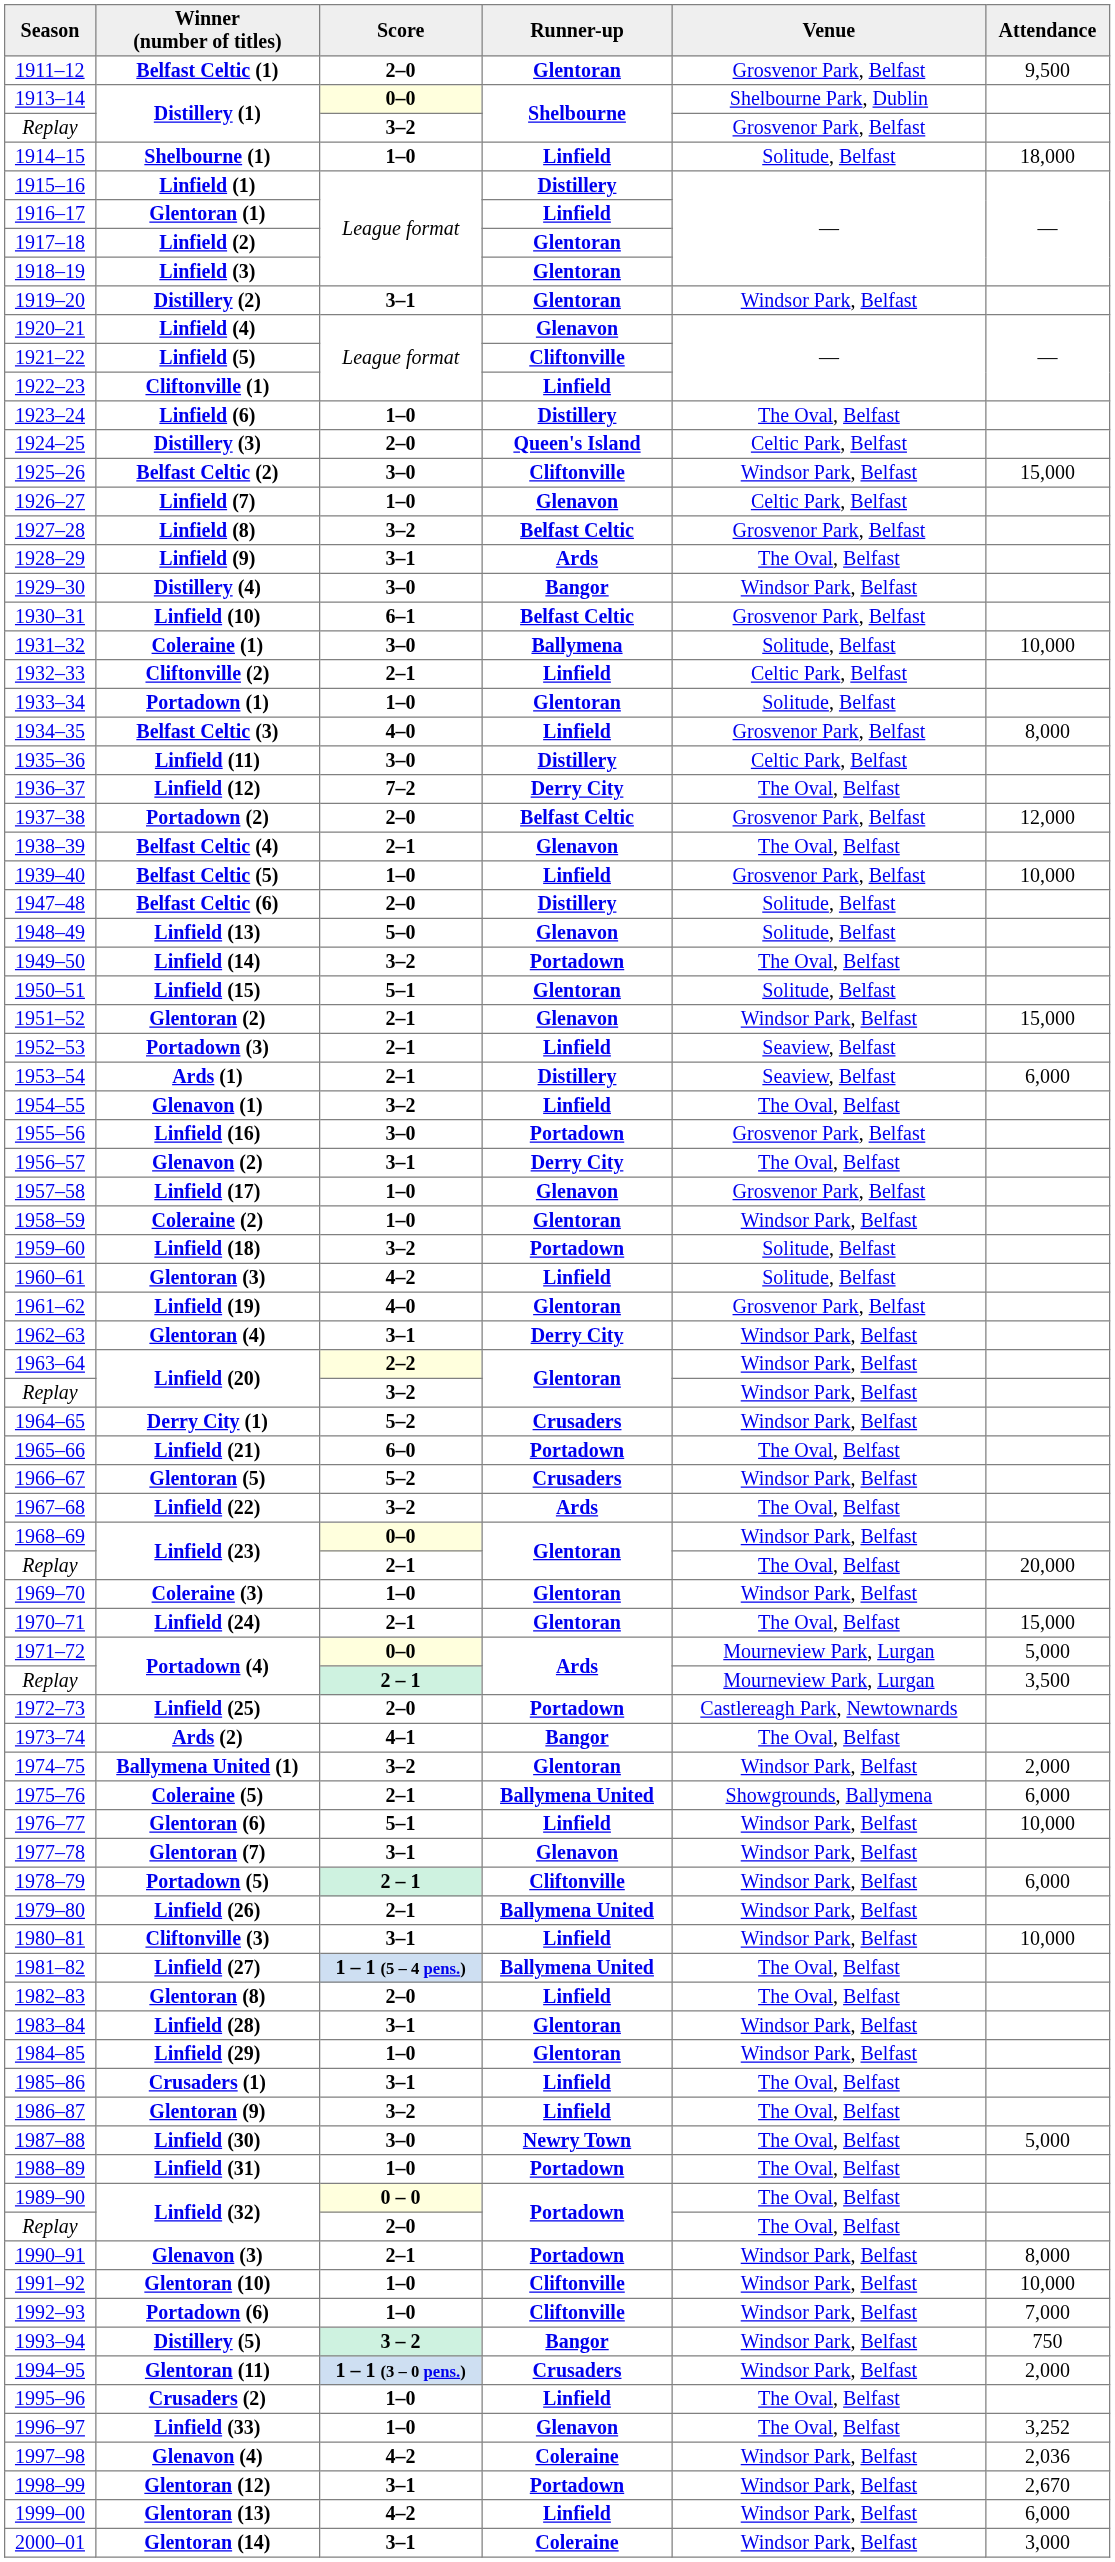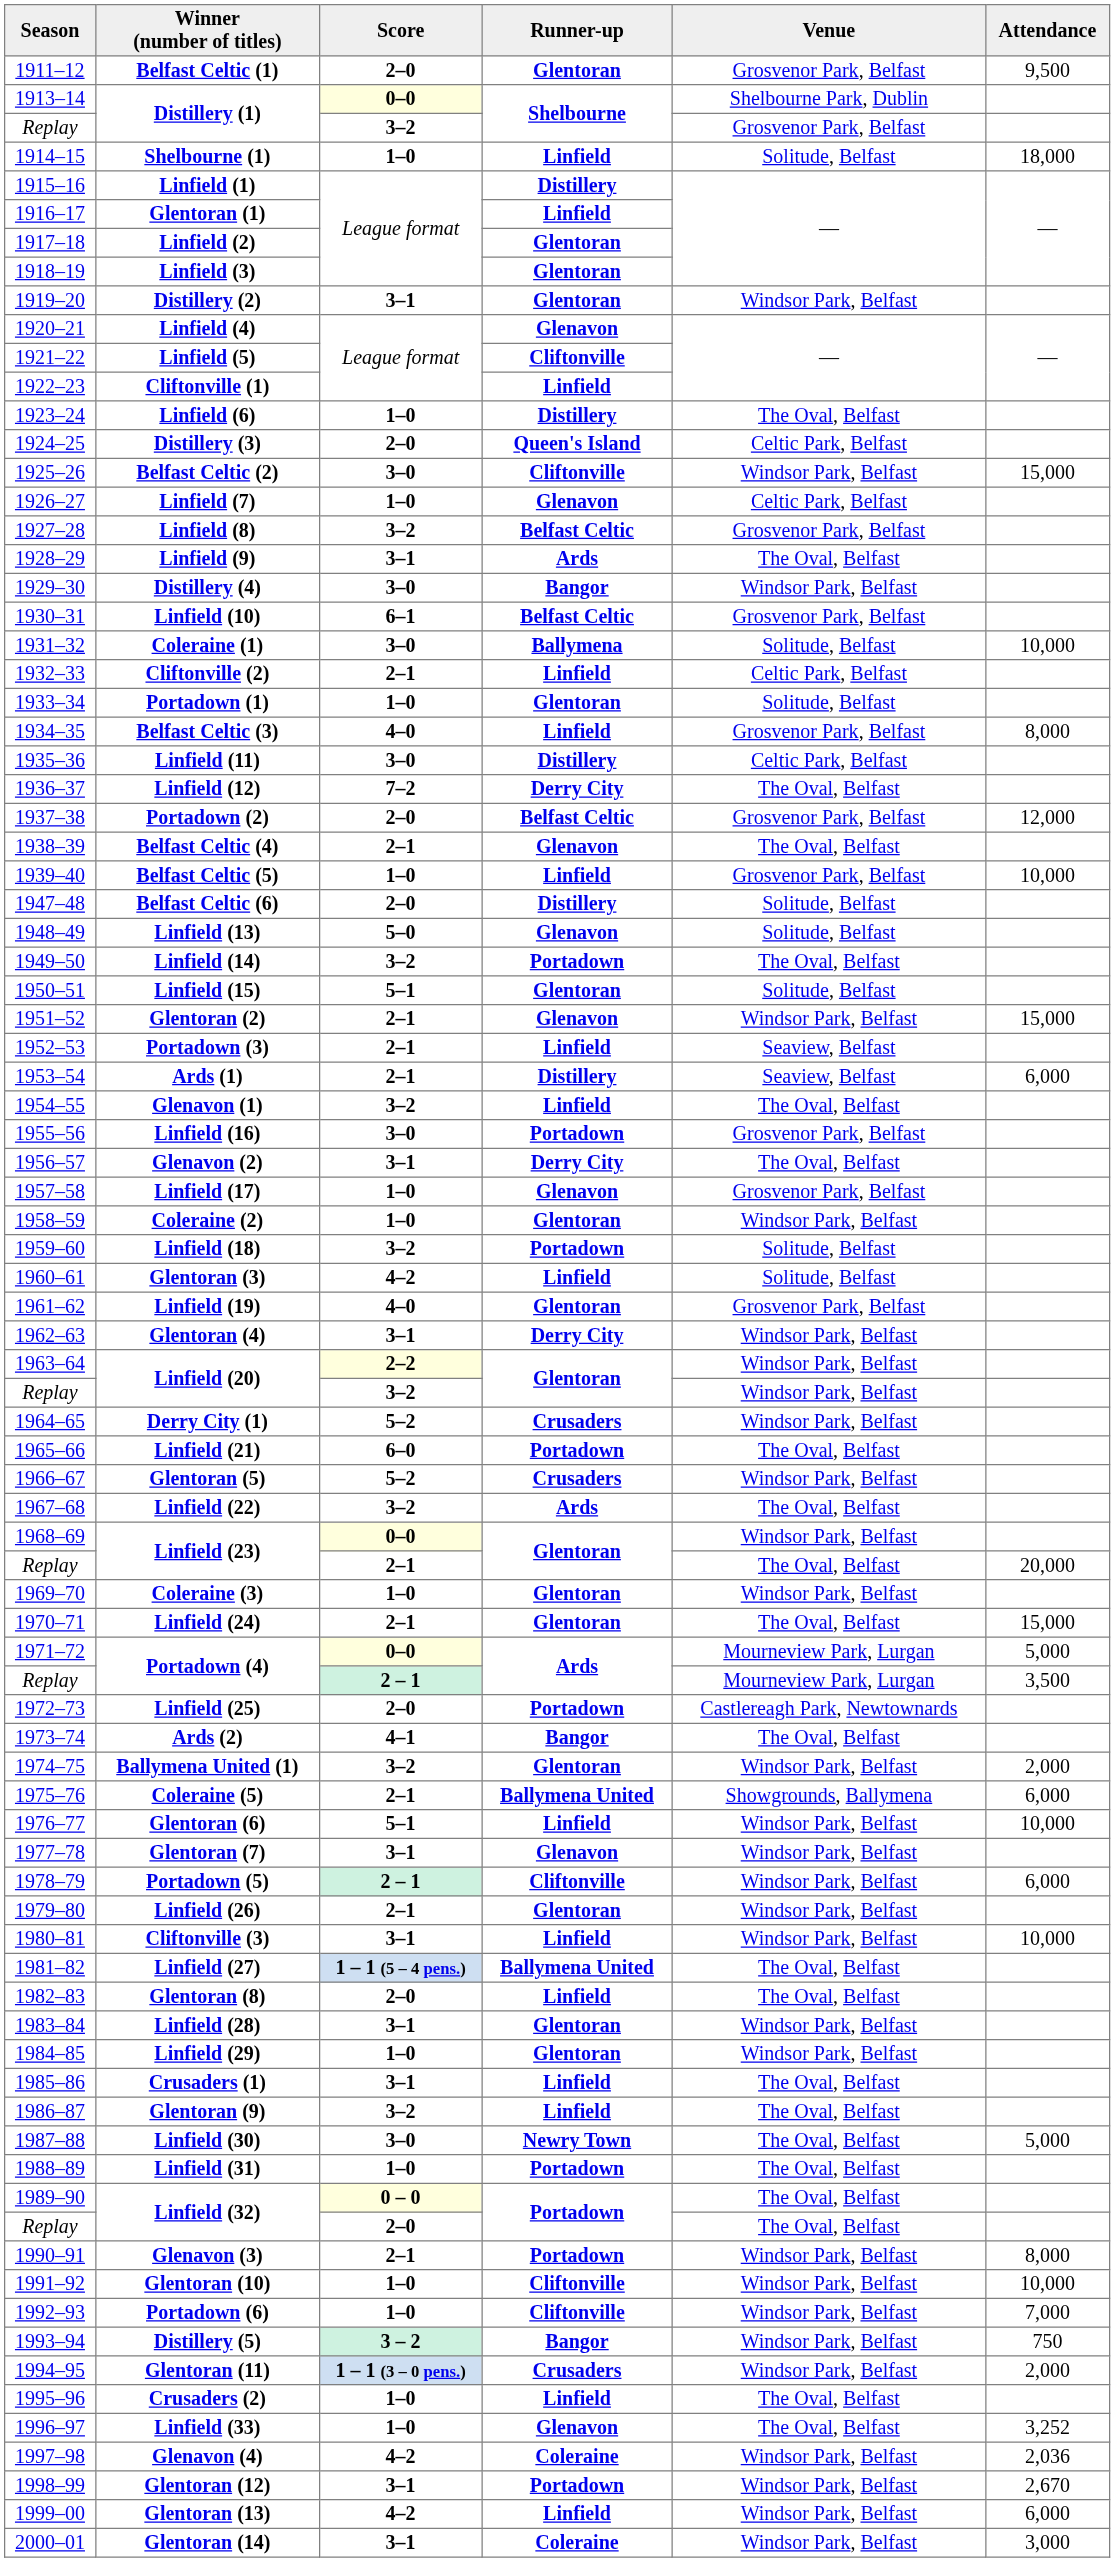(577, 1910) Ballymena United -> (577, 1910) Glentoran
